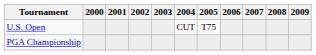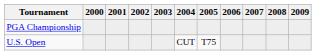rows swapped: (26, 27) <-> (44, 42)
